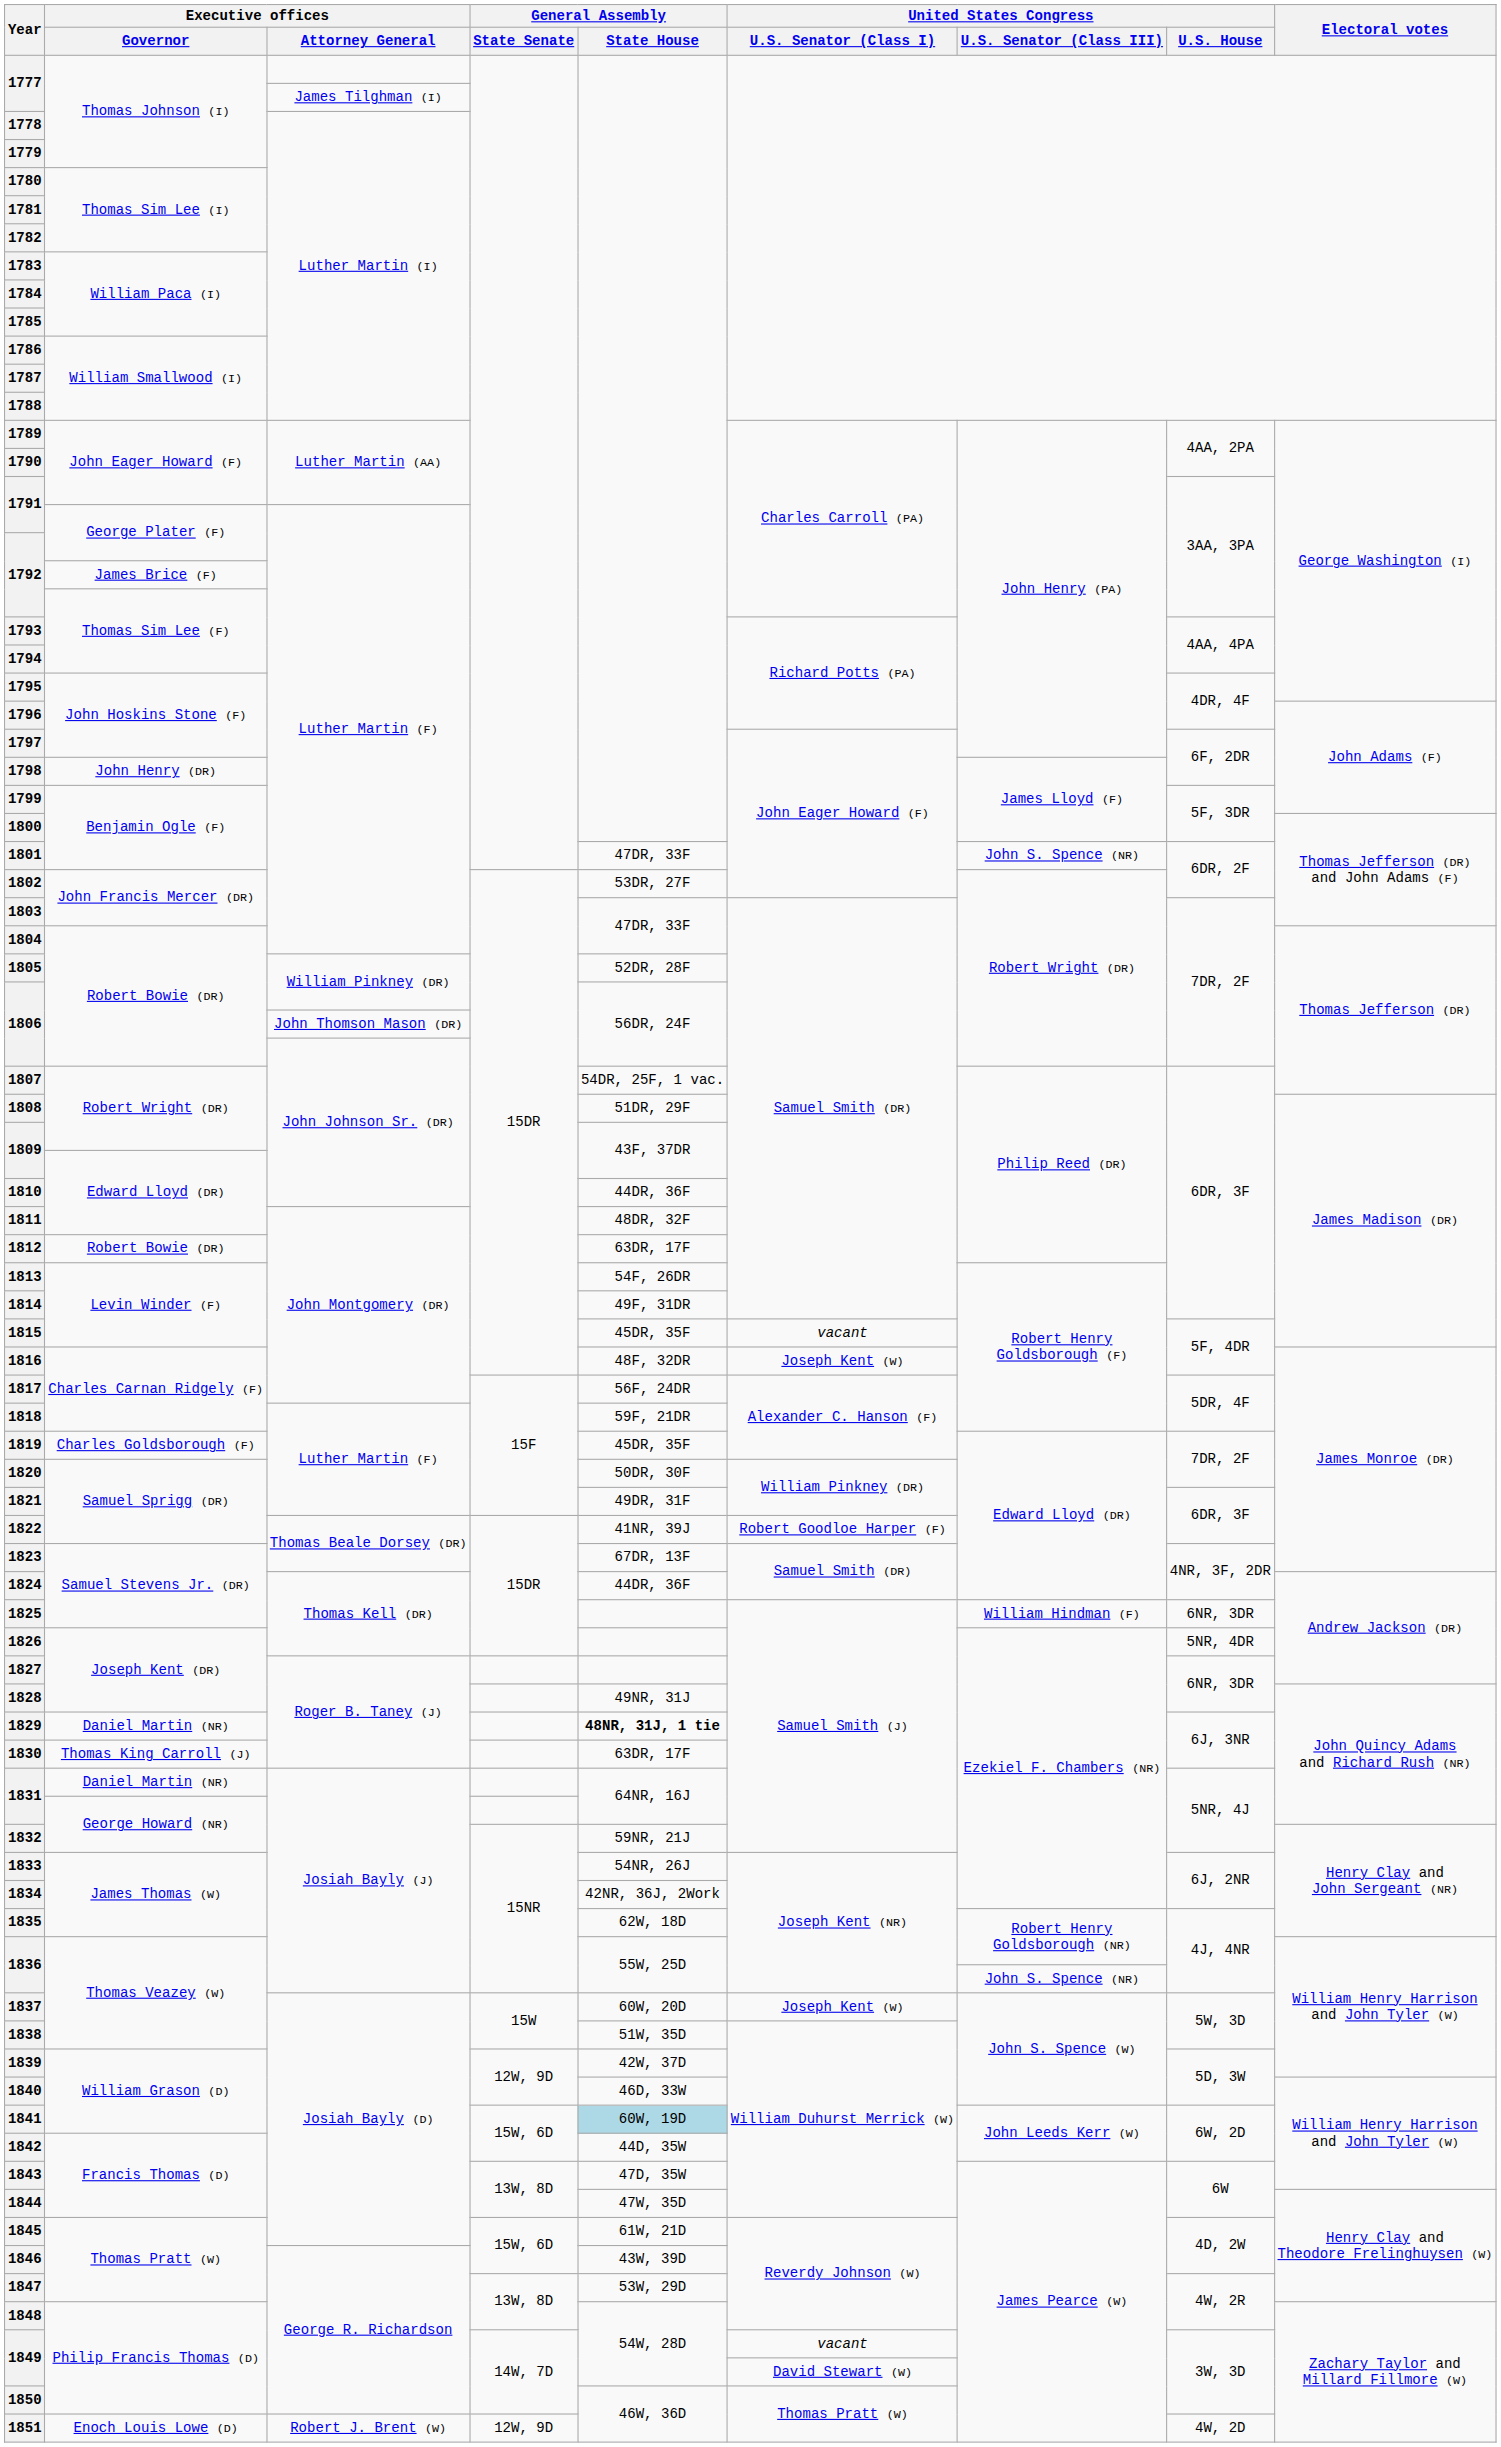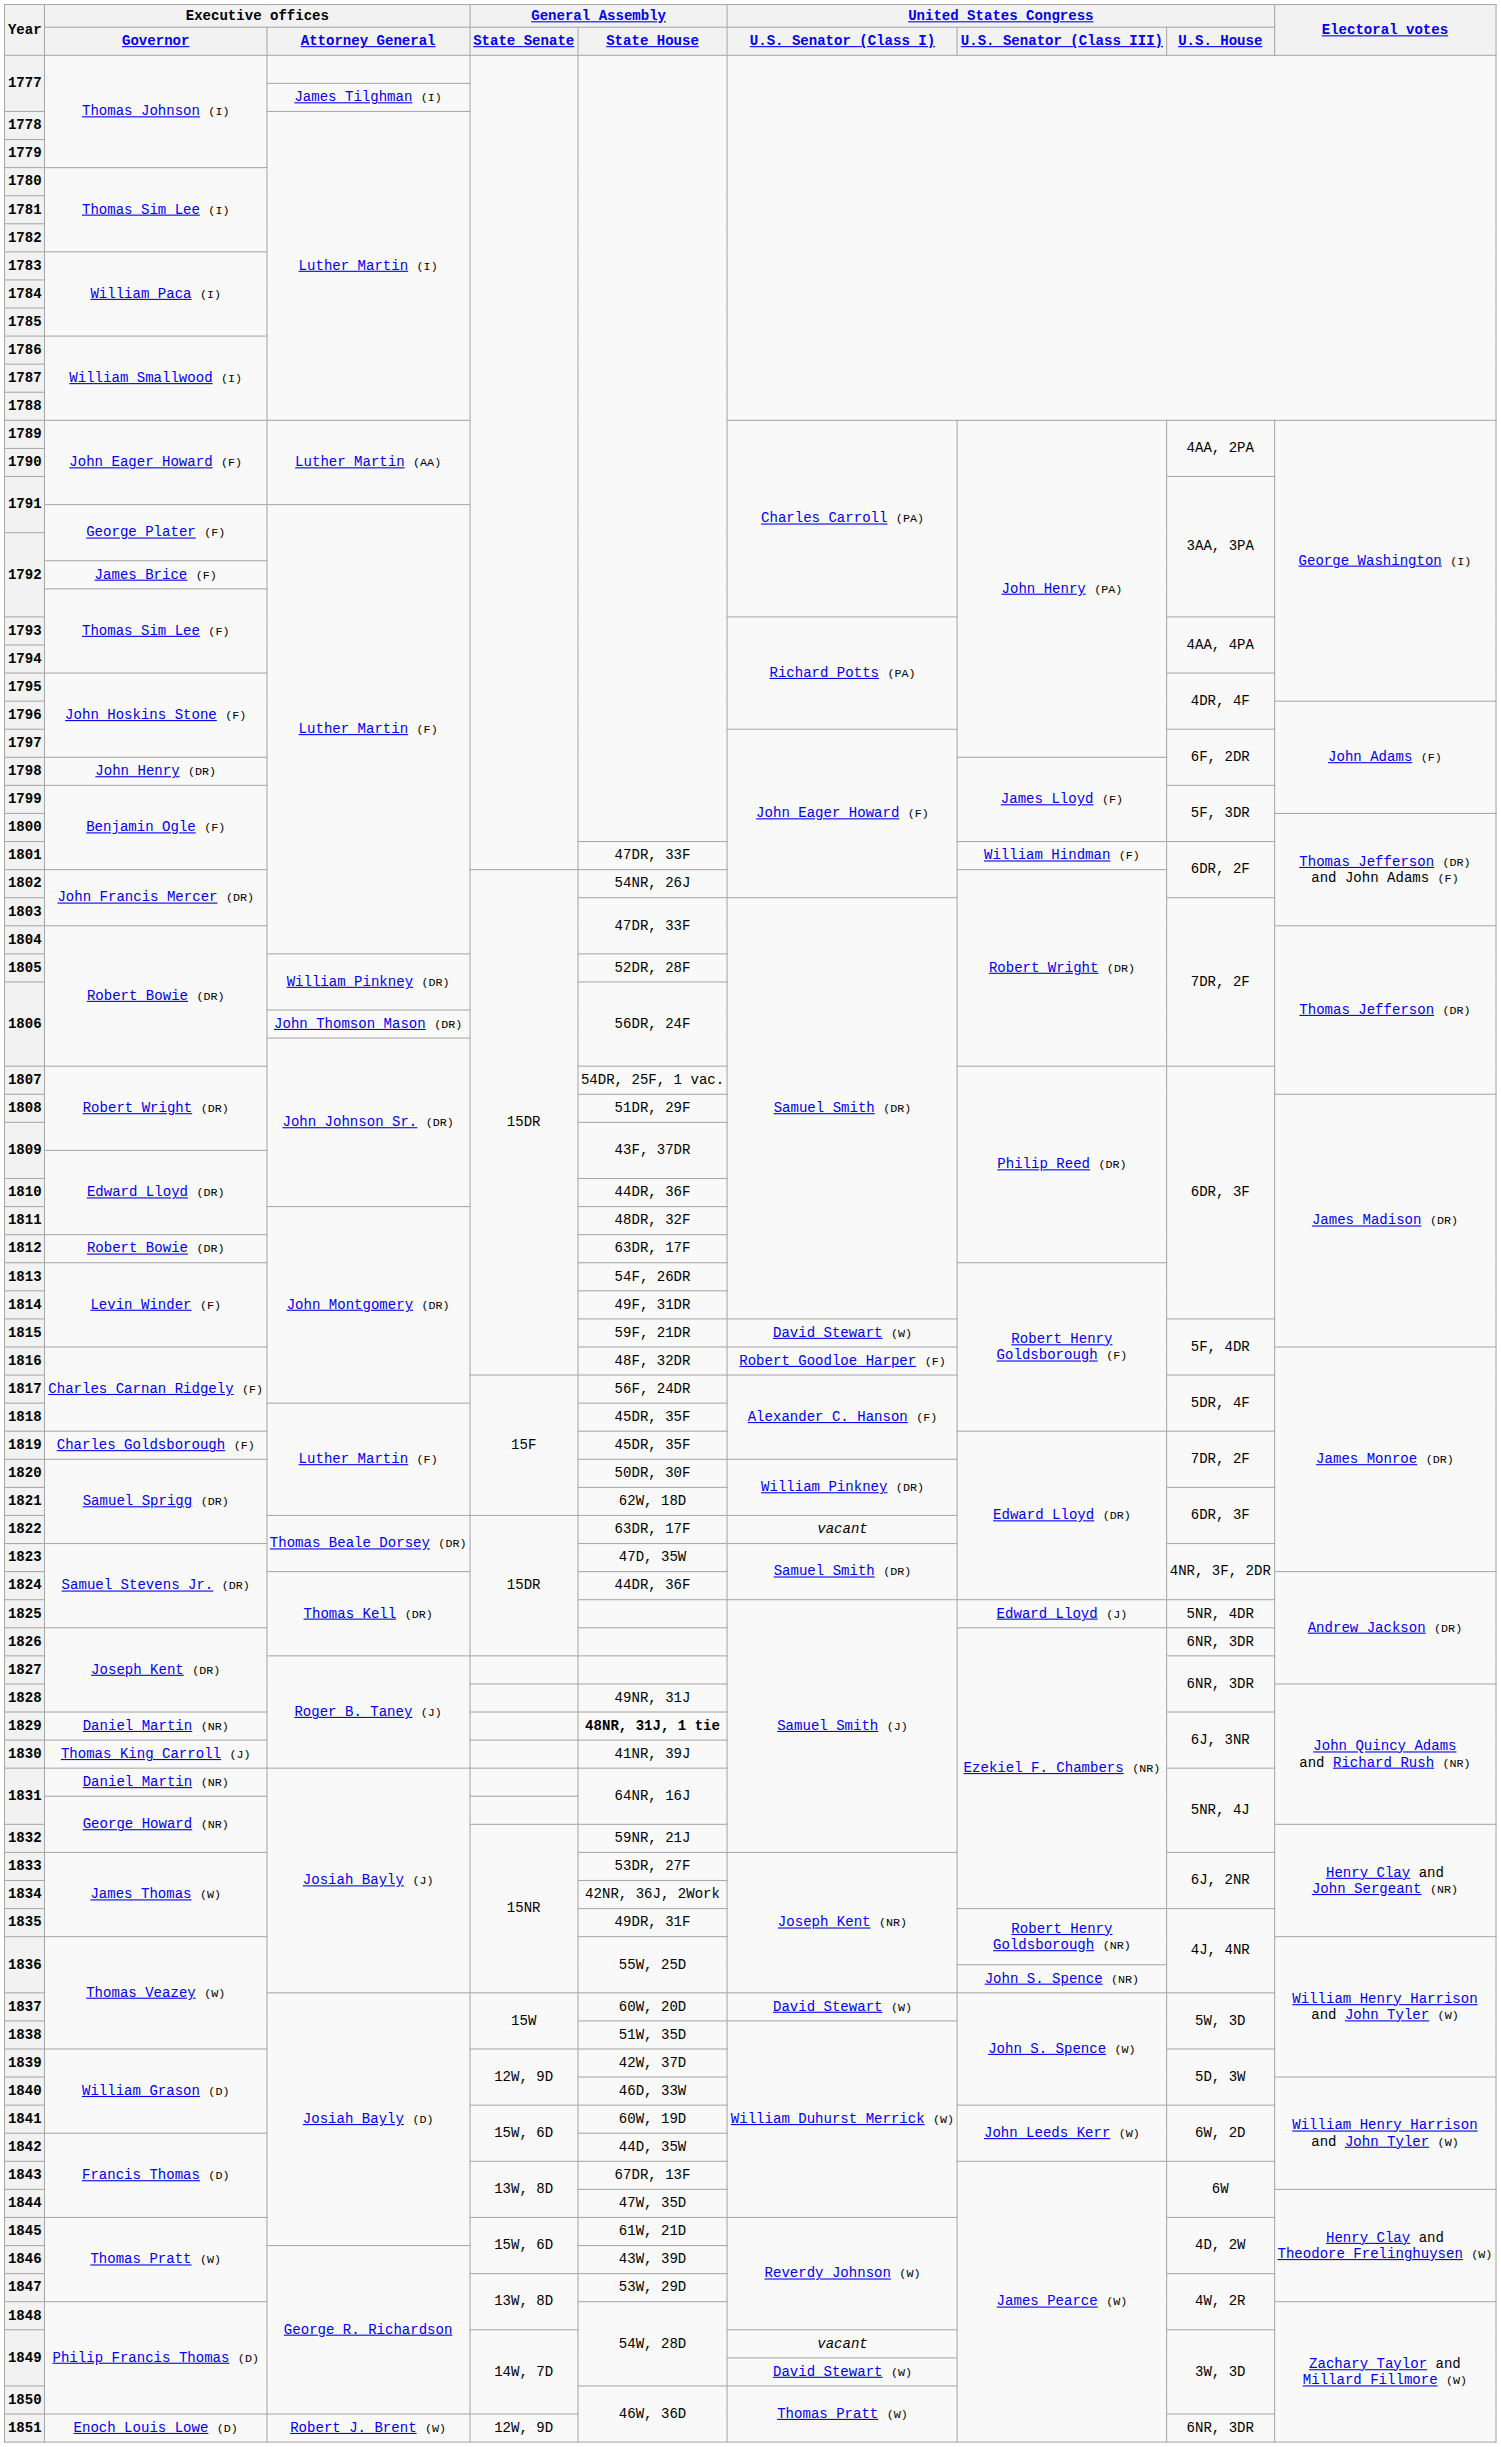(1062, 856) John S. Spence (NR) -> (1062, 856) William Hindman (F)
(653, 884) 53DR, 27F -> (653, 884) 54NR, 26J
(653, 1333) 45DR, 35F -> (653, 1333) 59F, 21DR
(842, 1333) vacant -> (842, 1333) David Stewart (W)
(842, 1361) Joseph Kent (W) -> (842, 1361) Robert Goodloe Harper (F)
(653, 1417) 59F, 21DR -> (653, 1417) 45DR, 35F
(653, 1502) 49DR, 31F -> (653, 1502) 62W, 18D
(653, 1530) 41NR, 39J -> (653, 1530) 63DR, 17F
(842, 1530) Robert Goodloe Harper (F) -> (842, 1530) vacant
(653, 1558) 67DR, 13F -> (653, 1558) 47D, 35W
(1062, 1614) William Hindman (F) -> (1062, 1614) Edward Lloyd (J)
(1220, 1614) 6NR, 3DR -> (1220, 1614) 5NR, 4DR
(1220, 1642) 5NR, 4DR -> (1220, 1642) 6NR, 3DR
(653, 1754) 63DR, 17F -> (653, 1754) 41NR, 39J
(653, 1867) 54NR, 26J -> (653, 1867) 53DR, 27F
(653, 1923) 62W, 18D -> (653, 1923) 49DR, 31F
(842, 2007) Joseph Kent (W) -> (842, 2007) David Stewart (W)
(653, 2119) lightblue background -> (653, 2119) no background
(653, 2176) 47D, 35W -> (653, 2176) 67DR, 13F
(1220, 2428) 4W, 2D -> (1220, 2428) 6NR, 3DR
